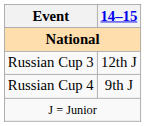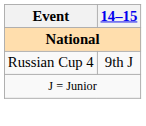- row: (51, 62)
